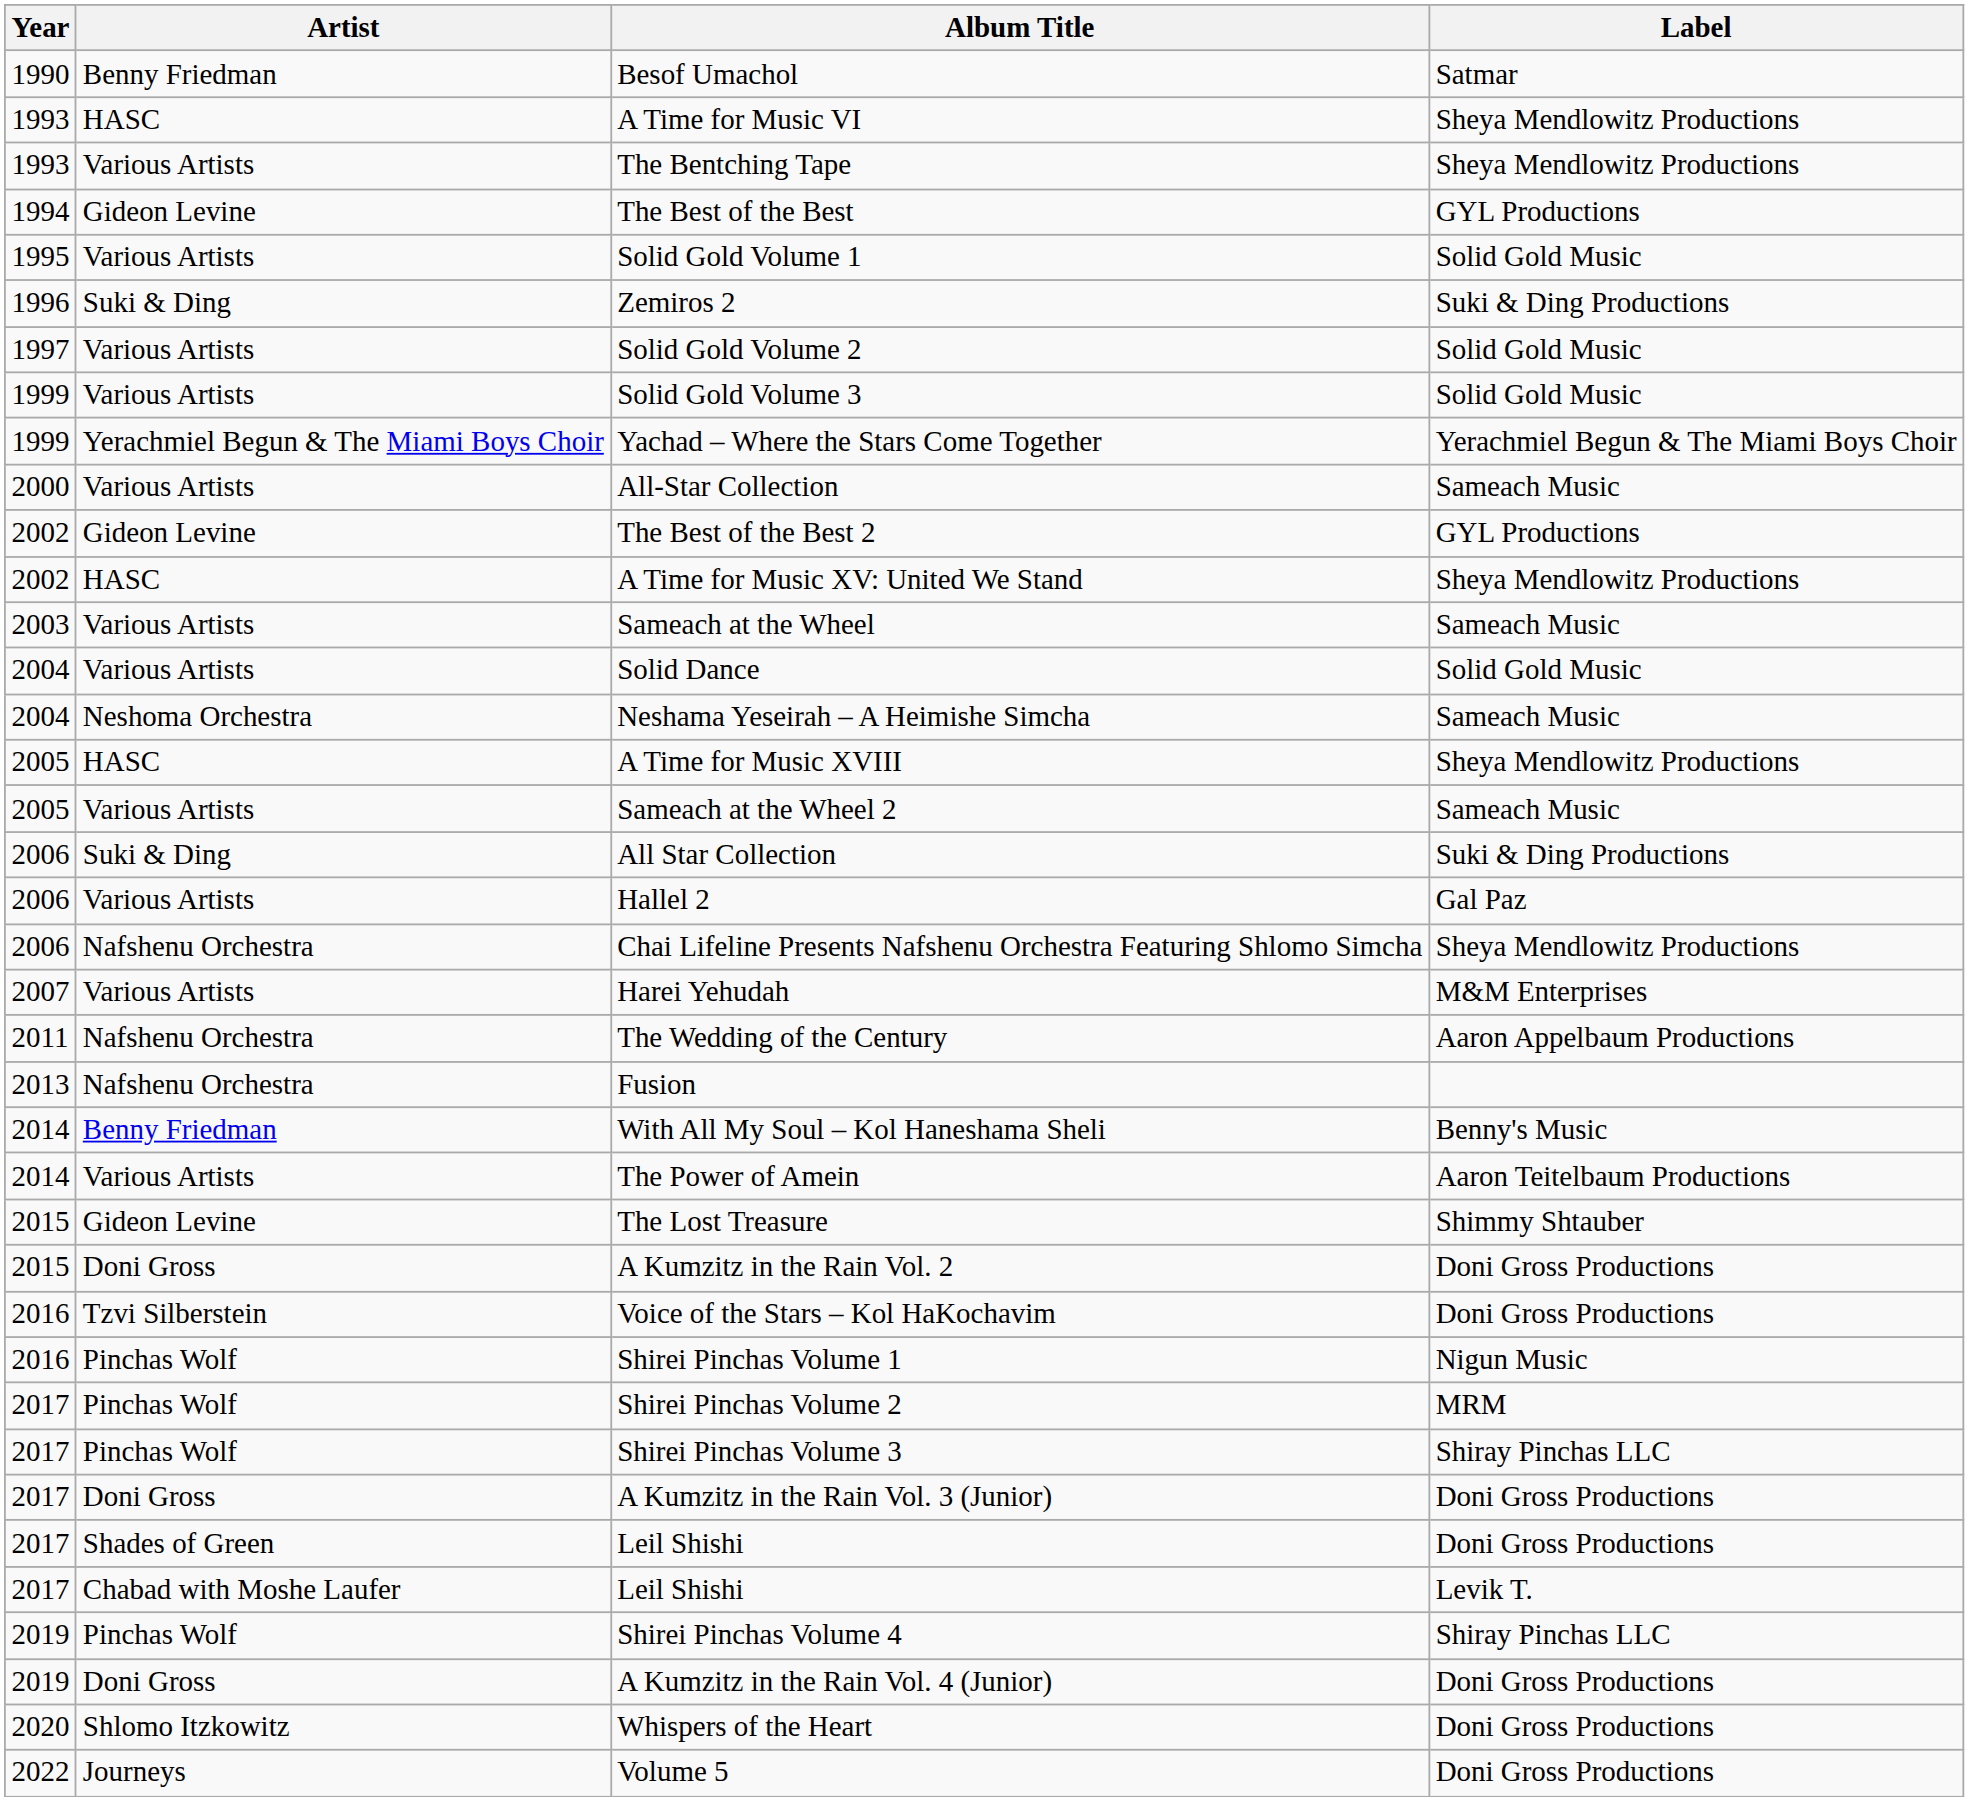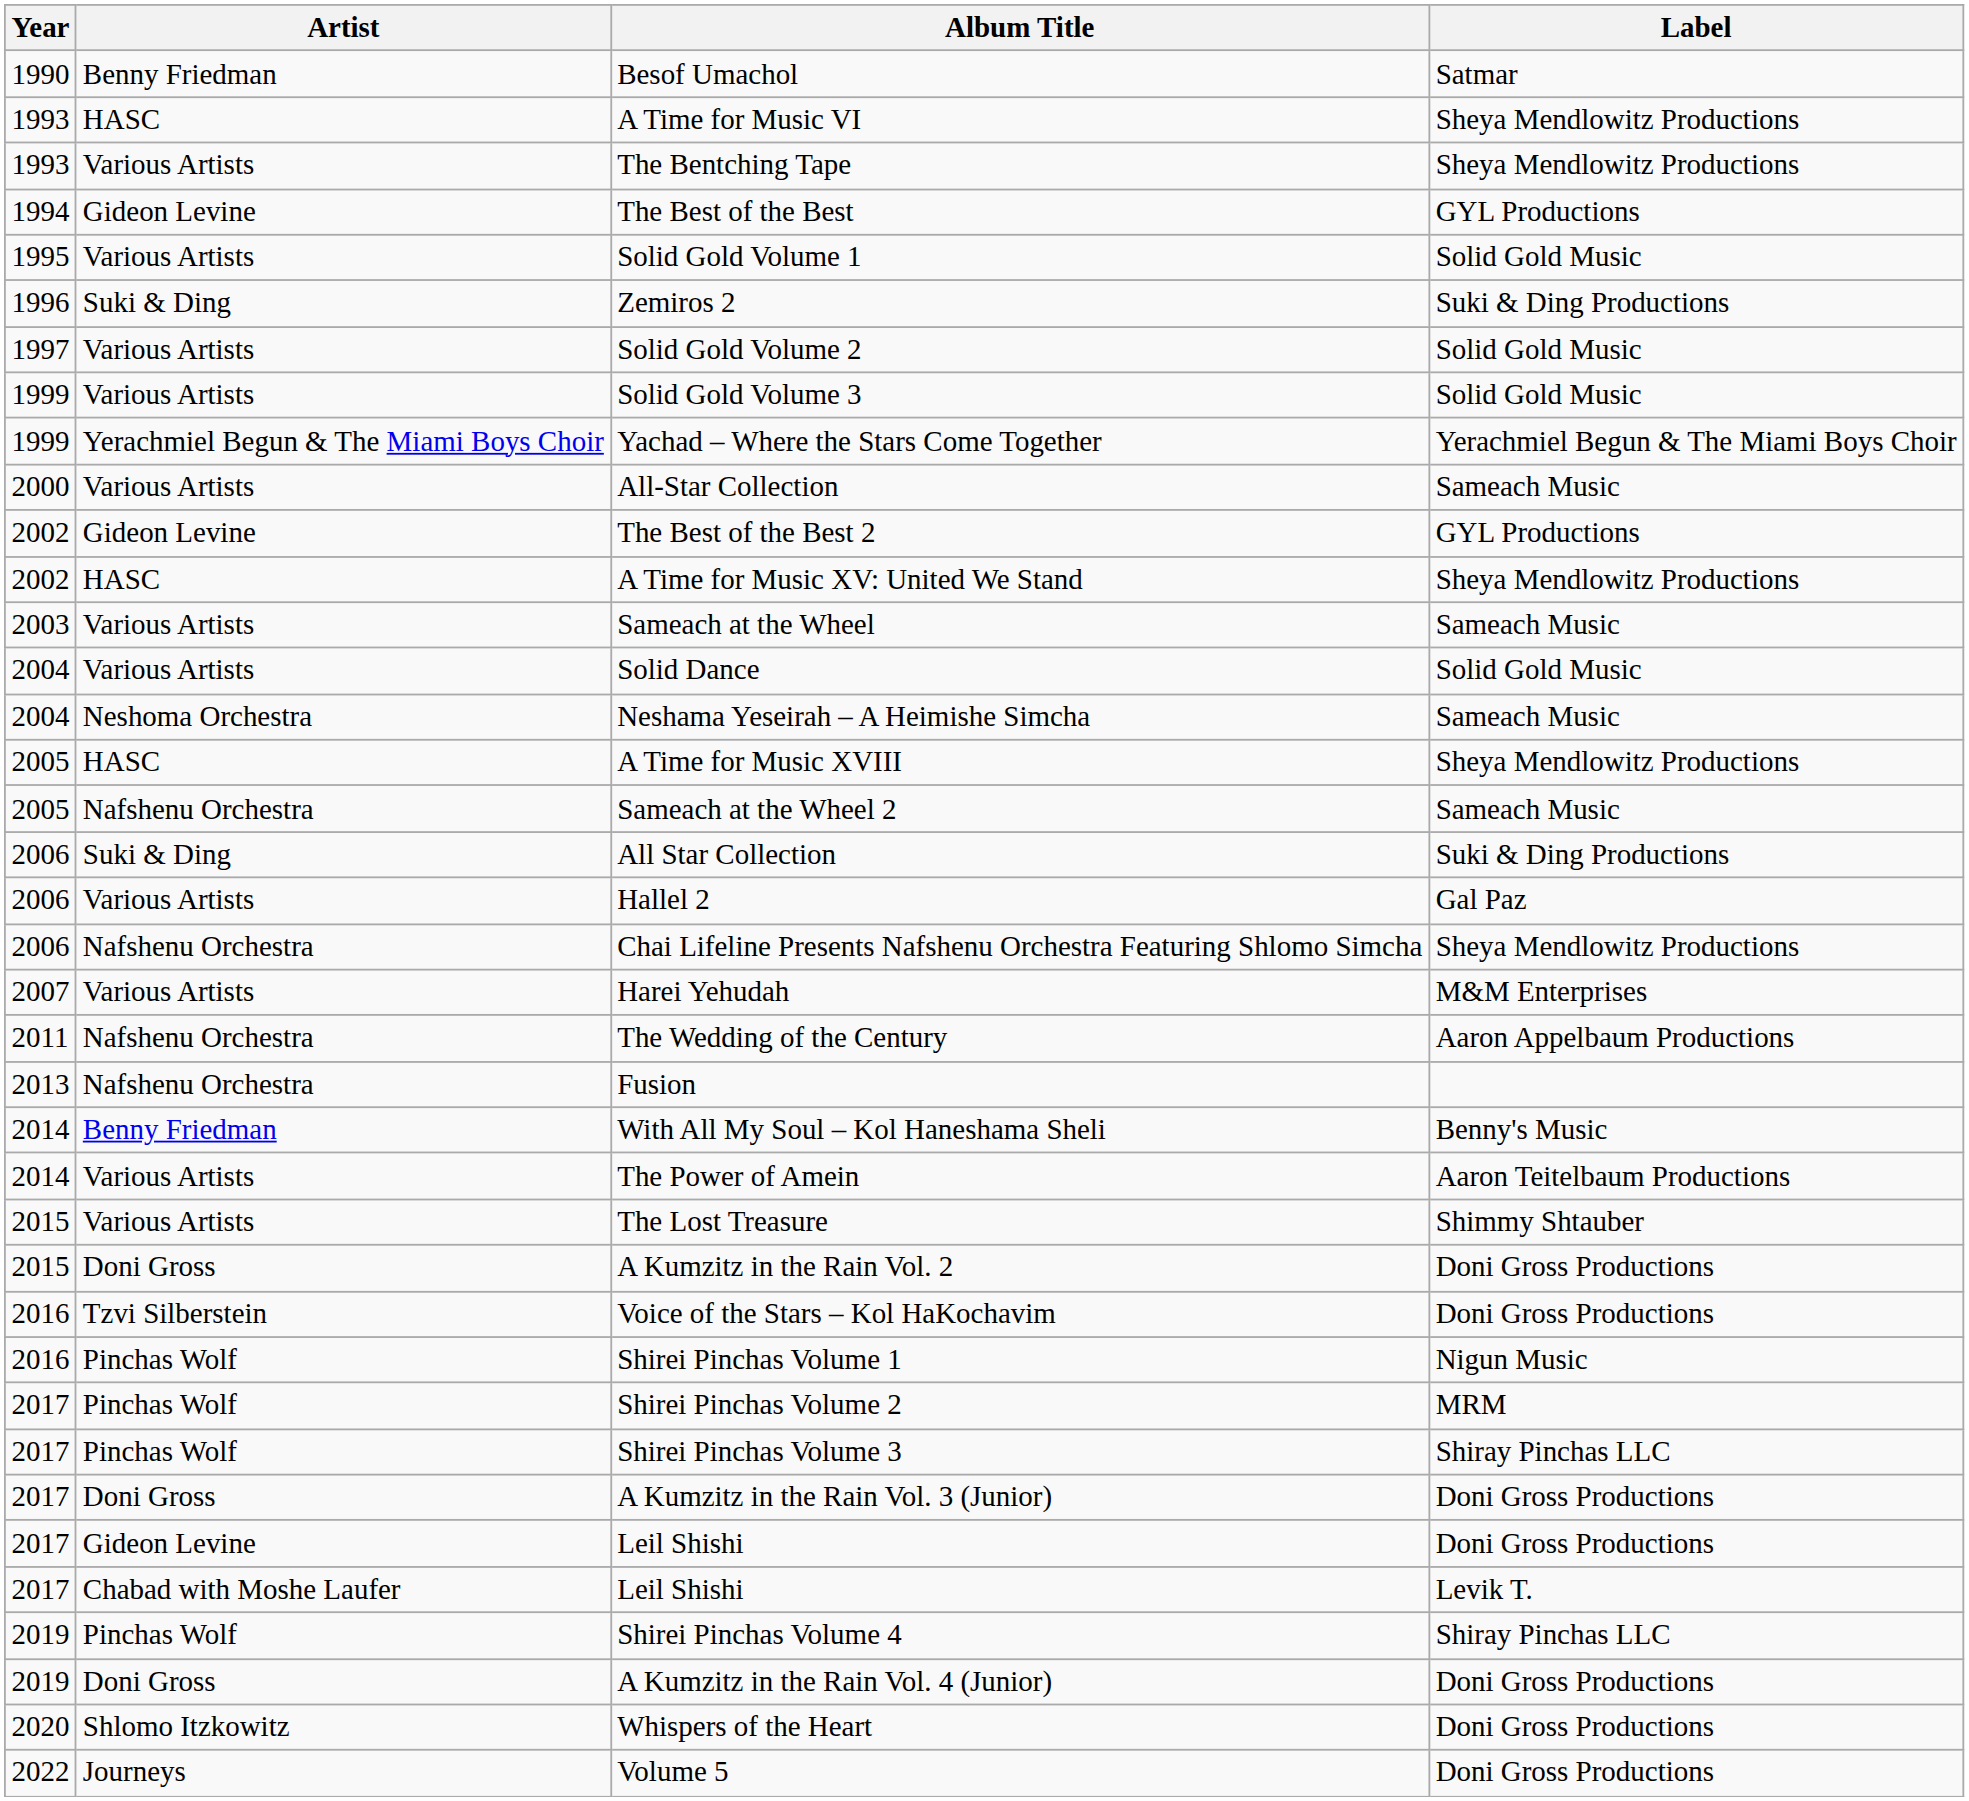(169, 808) Various Artists -> (198, 808) Nafshenu Orchestra
(169, 1221) Gideon Levine -> (169, 1221) Various Artists
(179, 1543) Shades of Green -> (169, 1543) Gideon Levine
